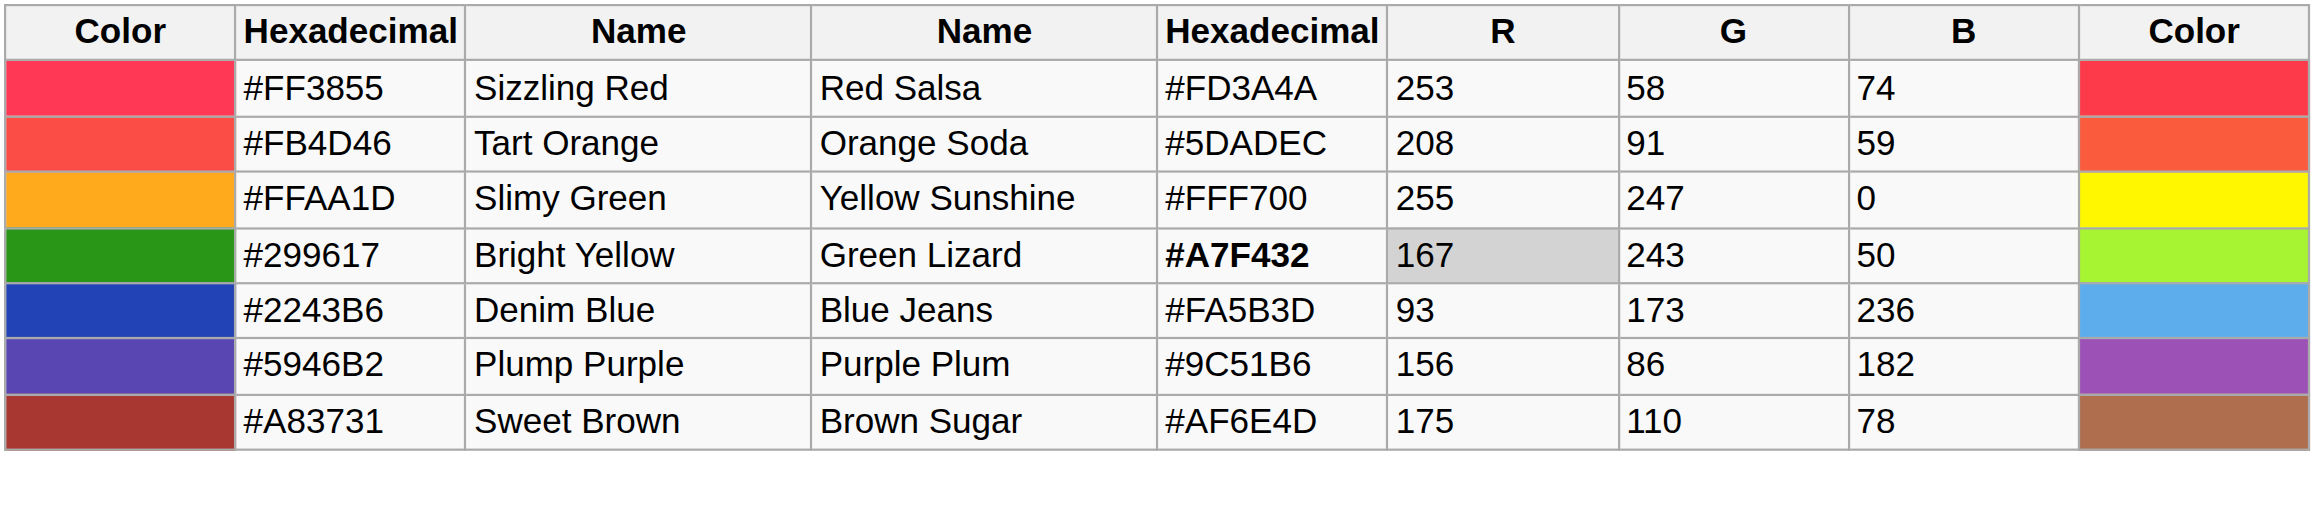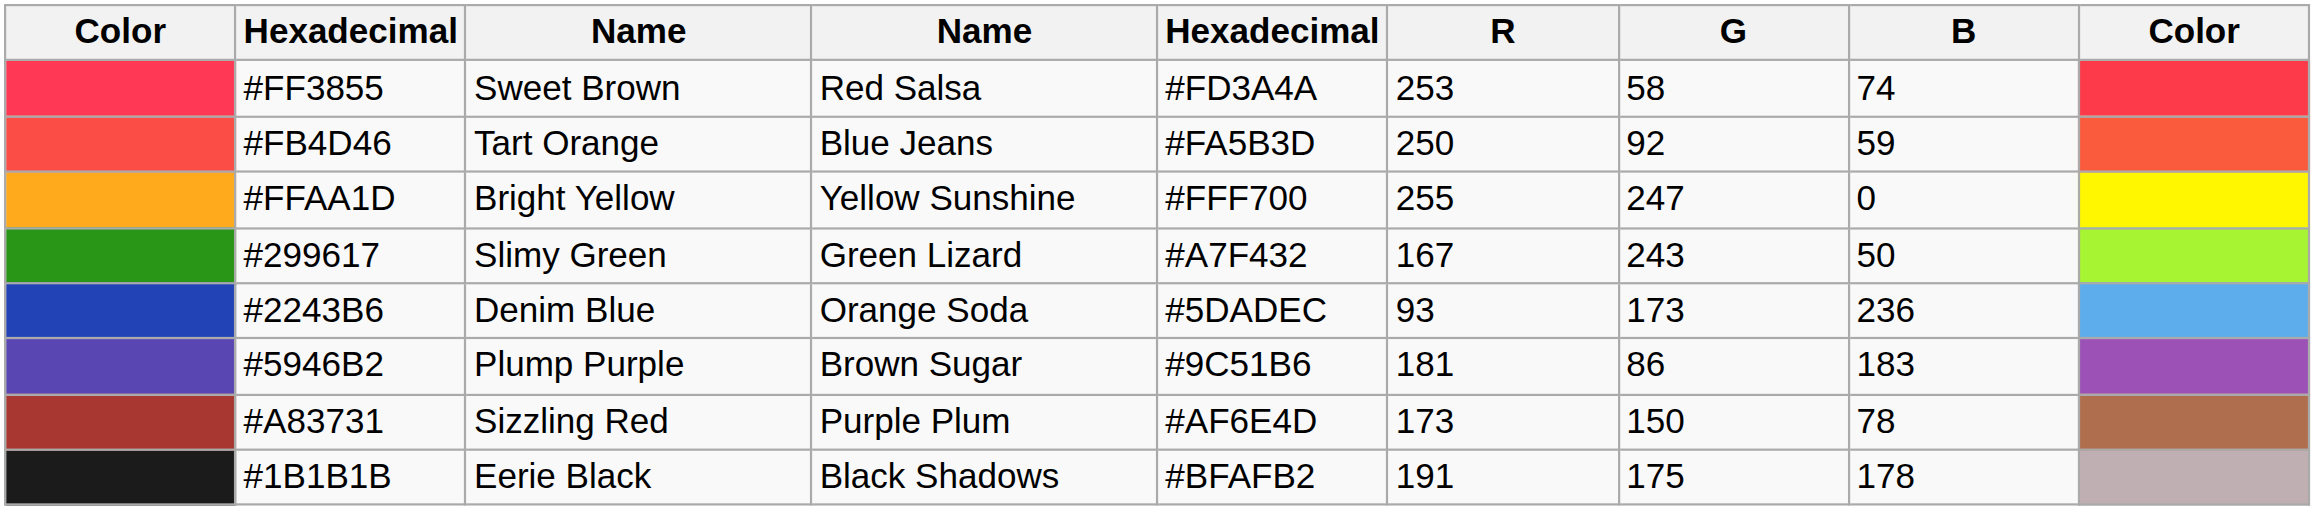(571, 87) Sizzling Red -> (577, 87) Sweet Brown
(924, 143) Orange Soda -> (906, 143) Blue Jeans
(1246, 143) #5DADEC -> (1240, 143) #FA5B3D
(1425, 143) 208 -> (1425, 143) 250
(1646, 143) 91 -> (1646, 143) 92
(570, 198) Slimy Green -> (574, 198) Bright Yellow
(574, 254) Bright Yellow -> (570, 254) Slimy Green
(1237, 254) bold -> (1236, 254) normal
(1425, 254) lightgrey background -> (1425, 254) no background
(906, 310) Blue Jeans -> (924, 310) Orange Soda
(1240, 310) #FA5B3D -> (1246, 310) #5DADEC
(915, 365) Purple Plum -> (921, 365) Brown Sugar
(1425, 365) 156 -> (1425, 365) 181
(1886, 365) 182 -> (1886, 365) 183
(577, 421) Sweet Brown -> (571, 421) Sizzling Red
(921, 421) Brown Sugar -> (915, 421) Purple Plum
(1425, 421) 175 -> (1425, 421) 173
(1654, 421) 110 -> (1655, 421) 150
+ row: (318, 476)
